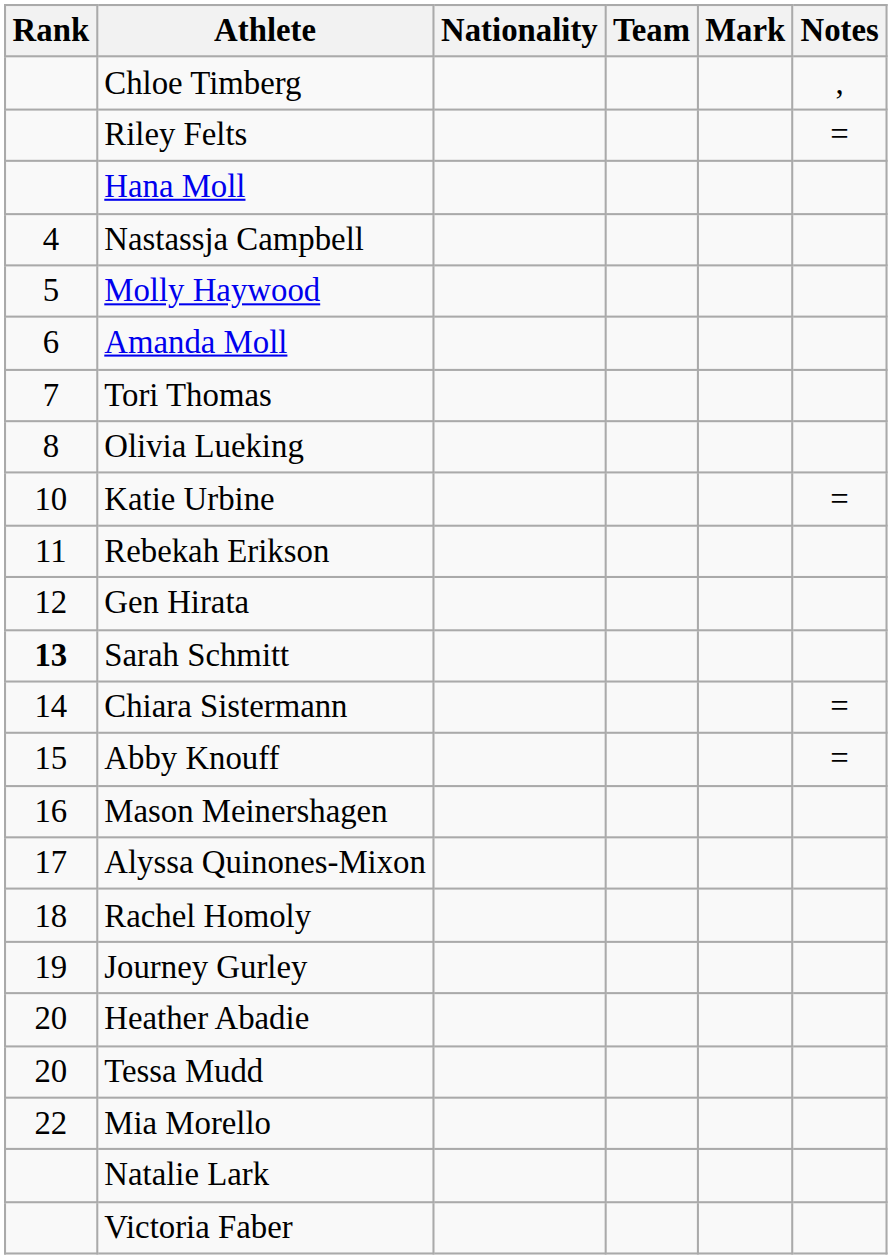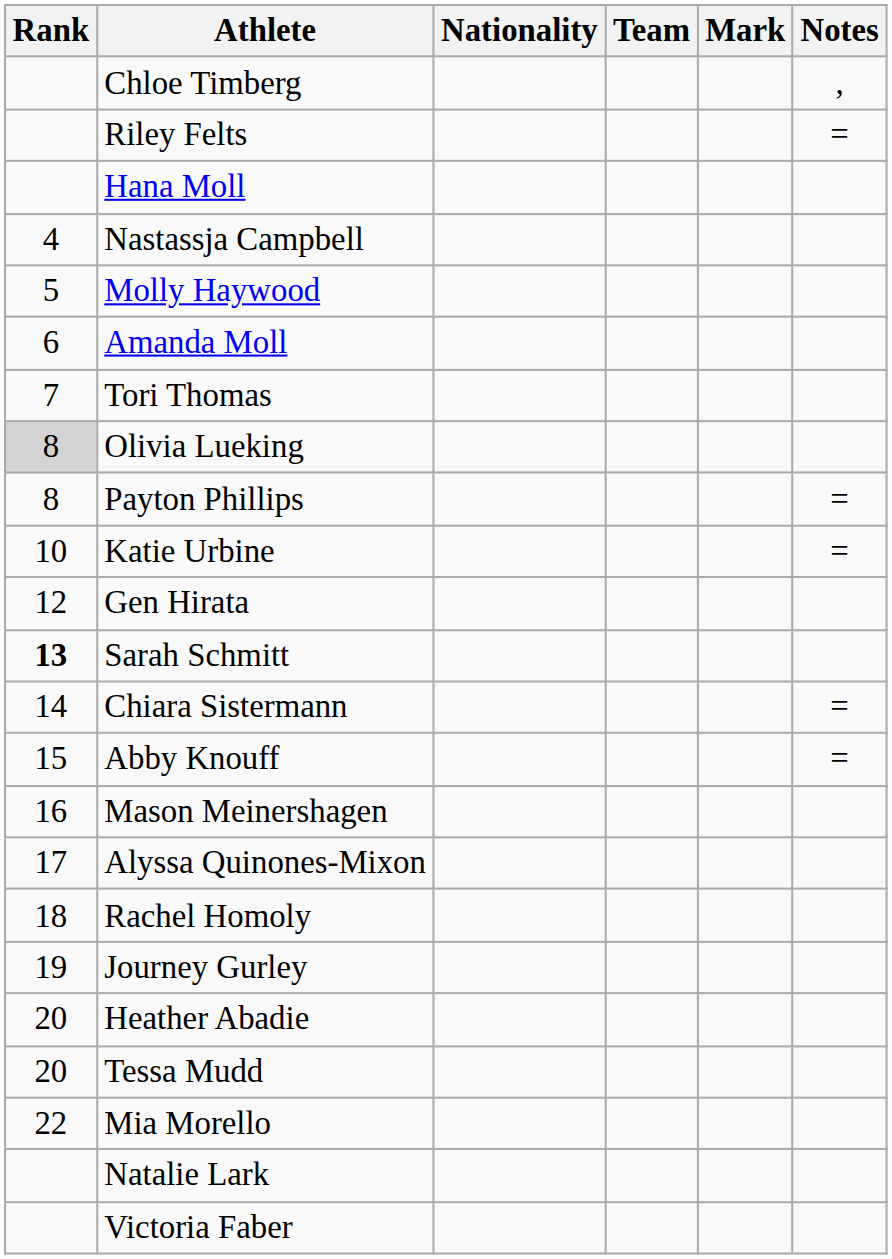(51, 446) no background -> (51, 446) lightgrey background
+ row: (204, 498)
- row: (217, 550)
